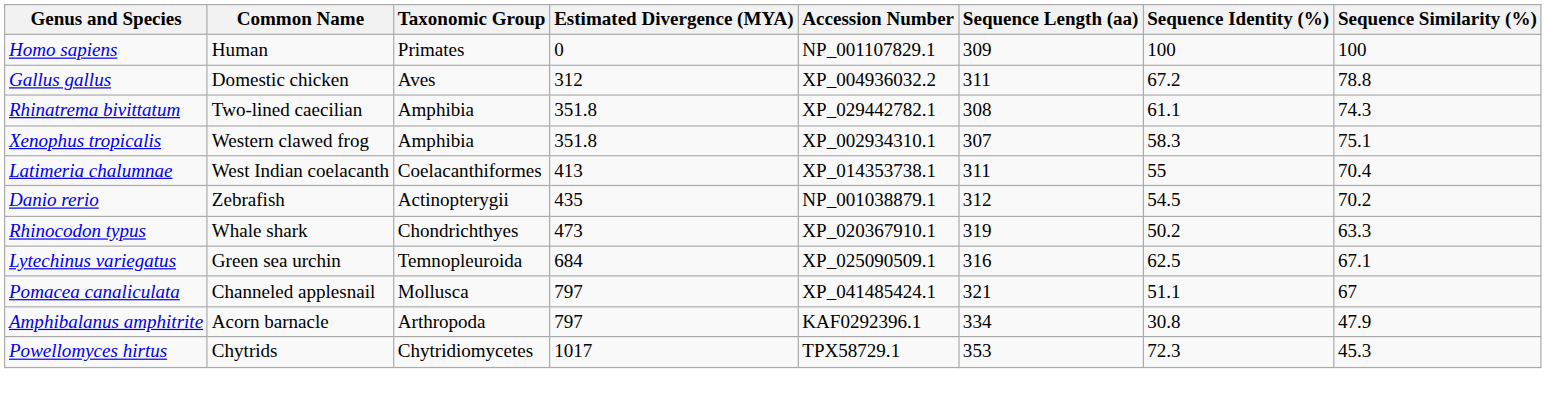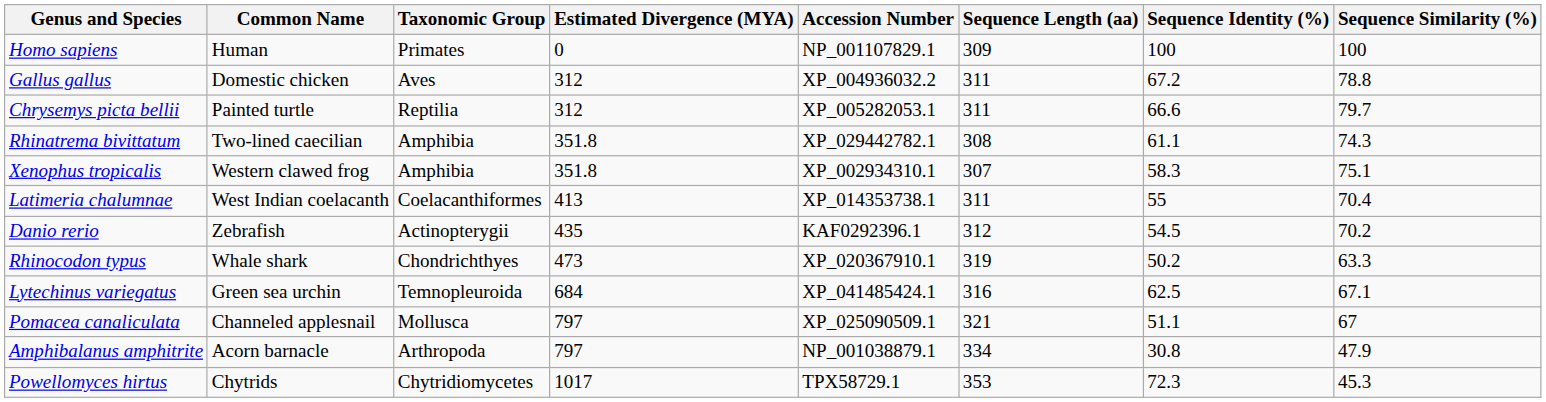+ row: (94, 110)
(869, 200) NP_001038879.1 -> (862, 230) KAF0292396.1
(869, 261) XP_025090509.1 -> (869, 291) XP_041485424.1
(869, 291) XP_041485424.1 -> (869, 321) XP_025090509.1
(862, 321) KAF0292396.1 -> (869, 351) NP_001038879.1
